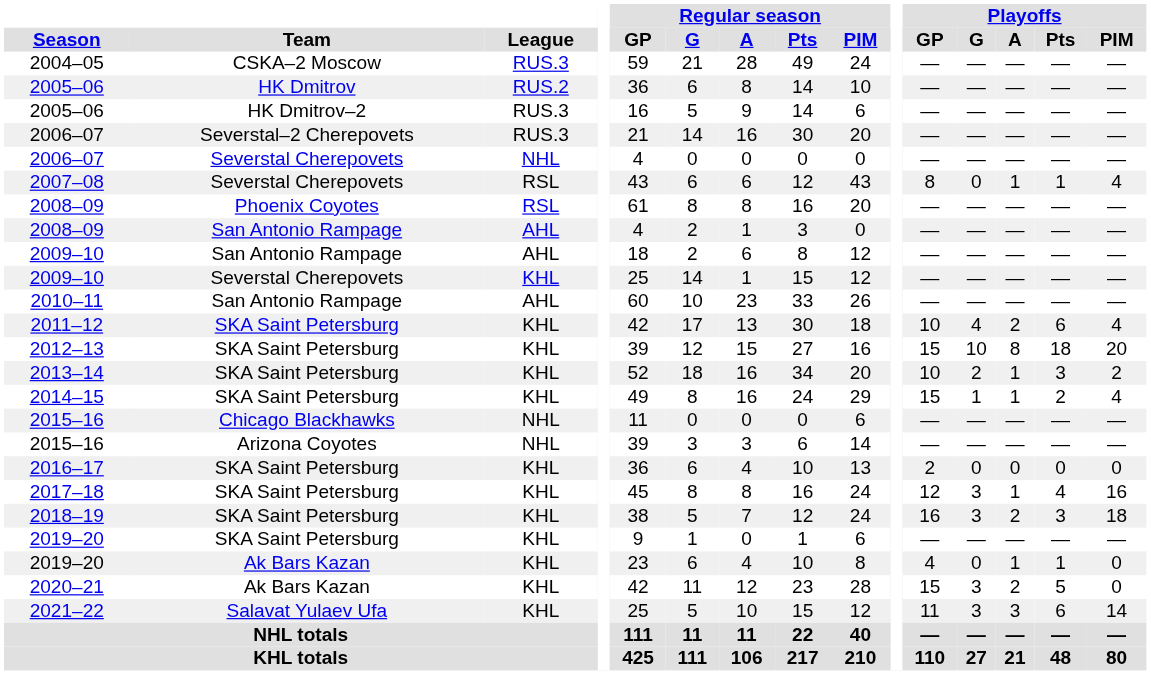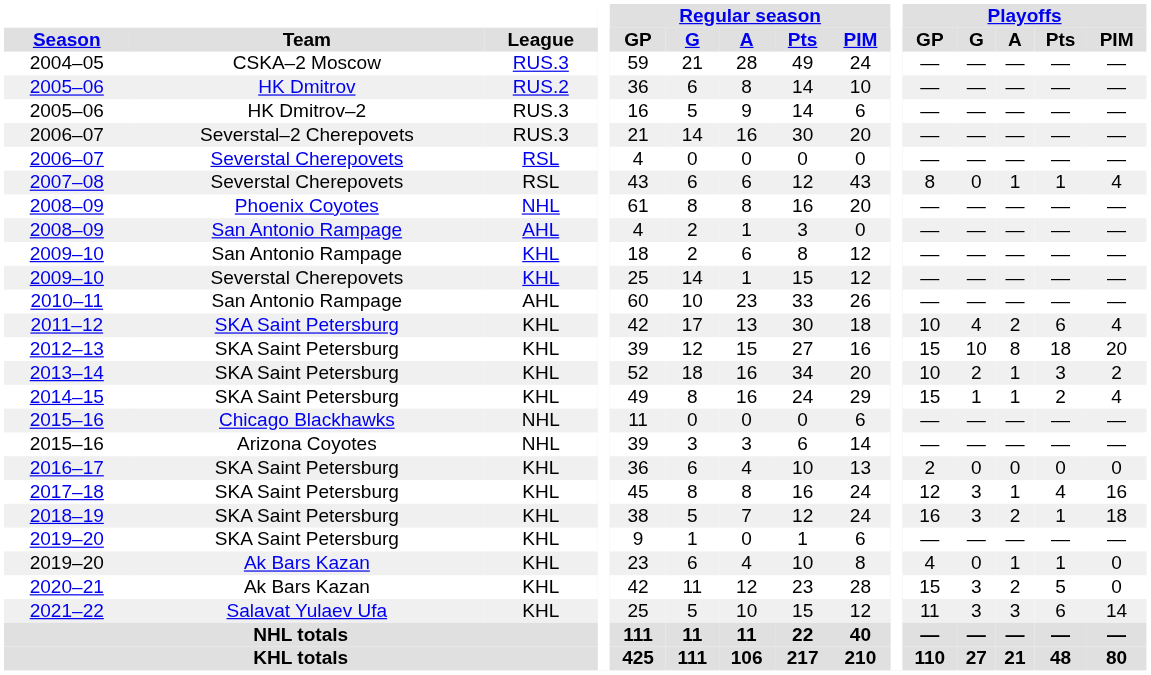(541, 158) NHL -> (541, 158) RSL
(541, 206) RSL -> (541, 206) NHL
(541, 253) AHL -> (541, 253) KHL
(1061, 515) 3 -> (1061, 515) 1
